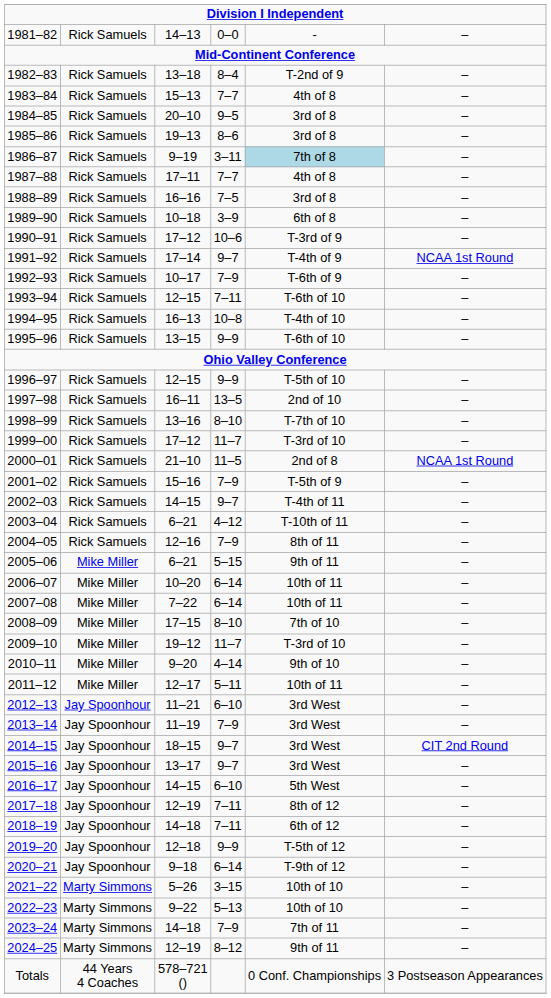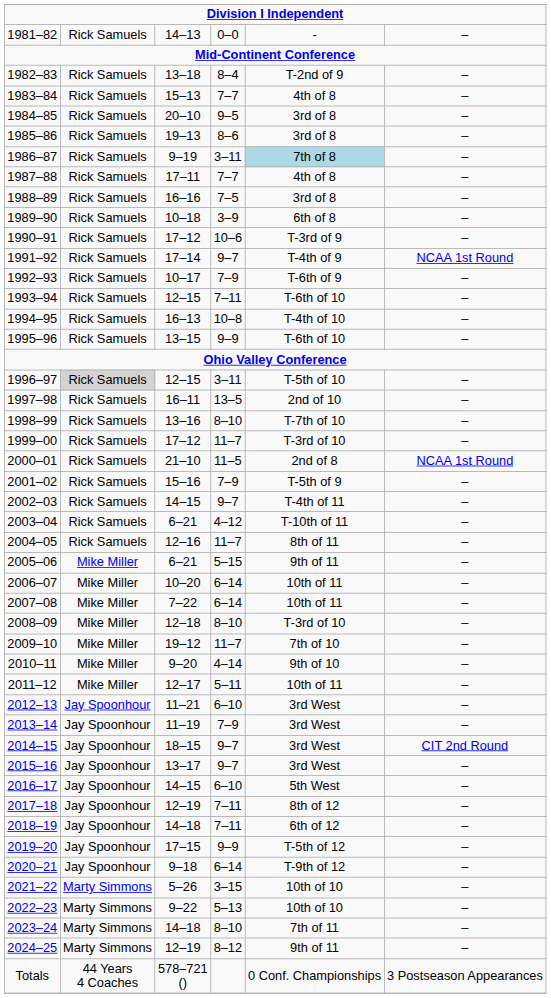(108, 380) no background -> (108, 380) lightgrey background
(228, 380) 9–9 -> (228, 380) 3–11
(228, 542) 7–9 -> (228, 542) 11–7
(183, 623) 17–15 -> (183, 623) 12–18
(315, 623) 7th of 10 -> (315, 623) T-3rd of 10
(315, 643) T-3rd of 10 -> (315, 643) 7th of 10
(183, 846) 12–18 -> (183, 846) 17–15
(228, 928) 7–9 -> (228, 928) 8–10
